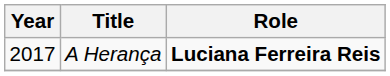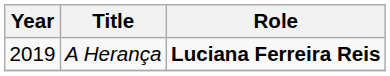(32, 54) 2017 -> (32, 54) 2019
